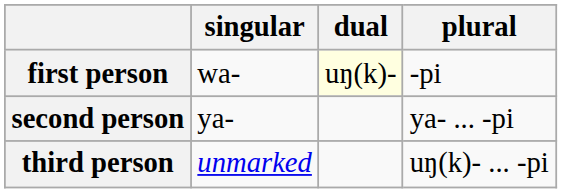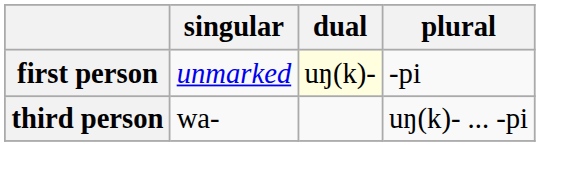(219, 72) wa- -> (234, 72) unmarked
- row: (98, 118)
(255, 163) unmarked -> (198, 118) wa-
